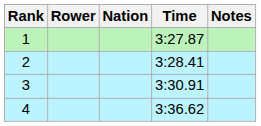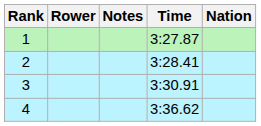columns swapped: (125, 16) <-> (231, 16)
